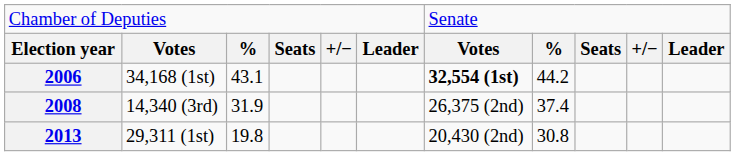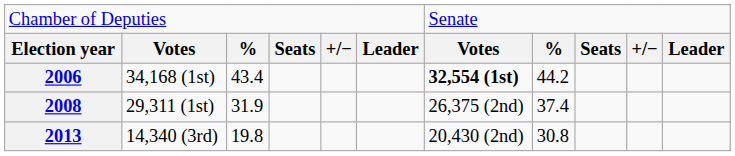(247, 77) 43.1 -> (247, 77) 43.4
(172, 106) 14,340 (3rd) -> (170, 106) 29,311 (1st)
(170, 135) 29,311 (1st) -> (172, 135) 14,340 (3rd)
